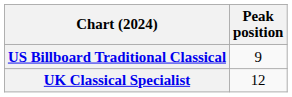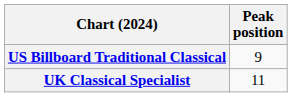(258, 80) 12 -> (258, 80) 11
